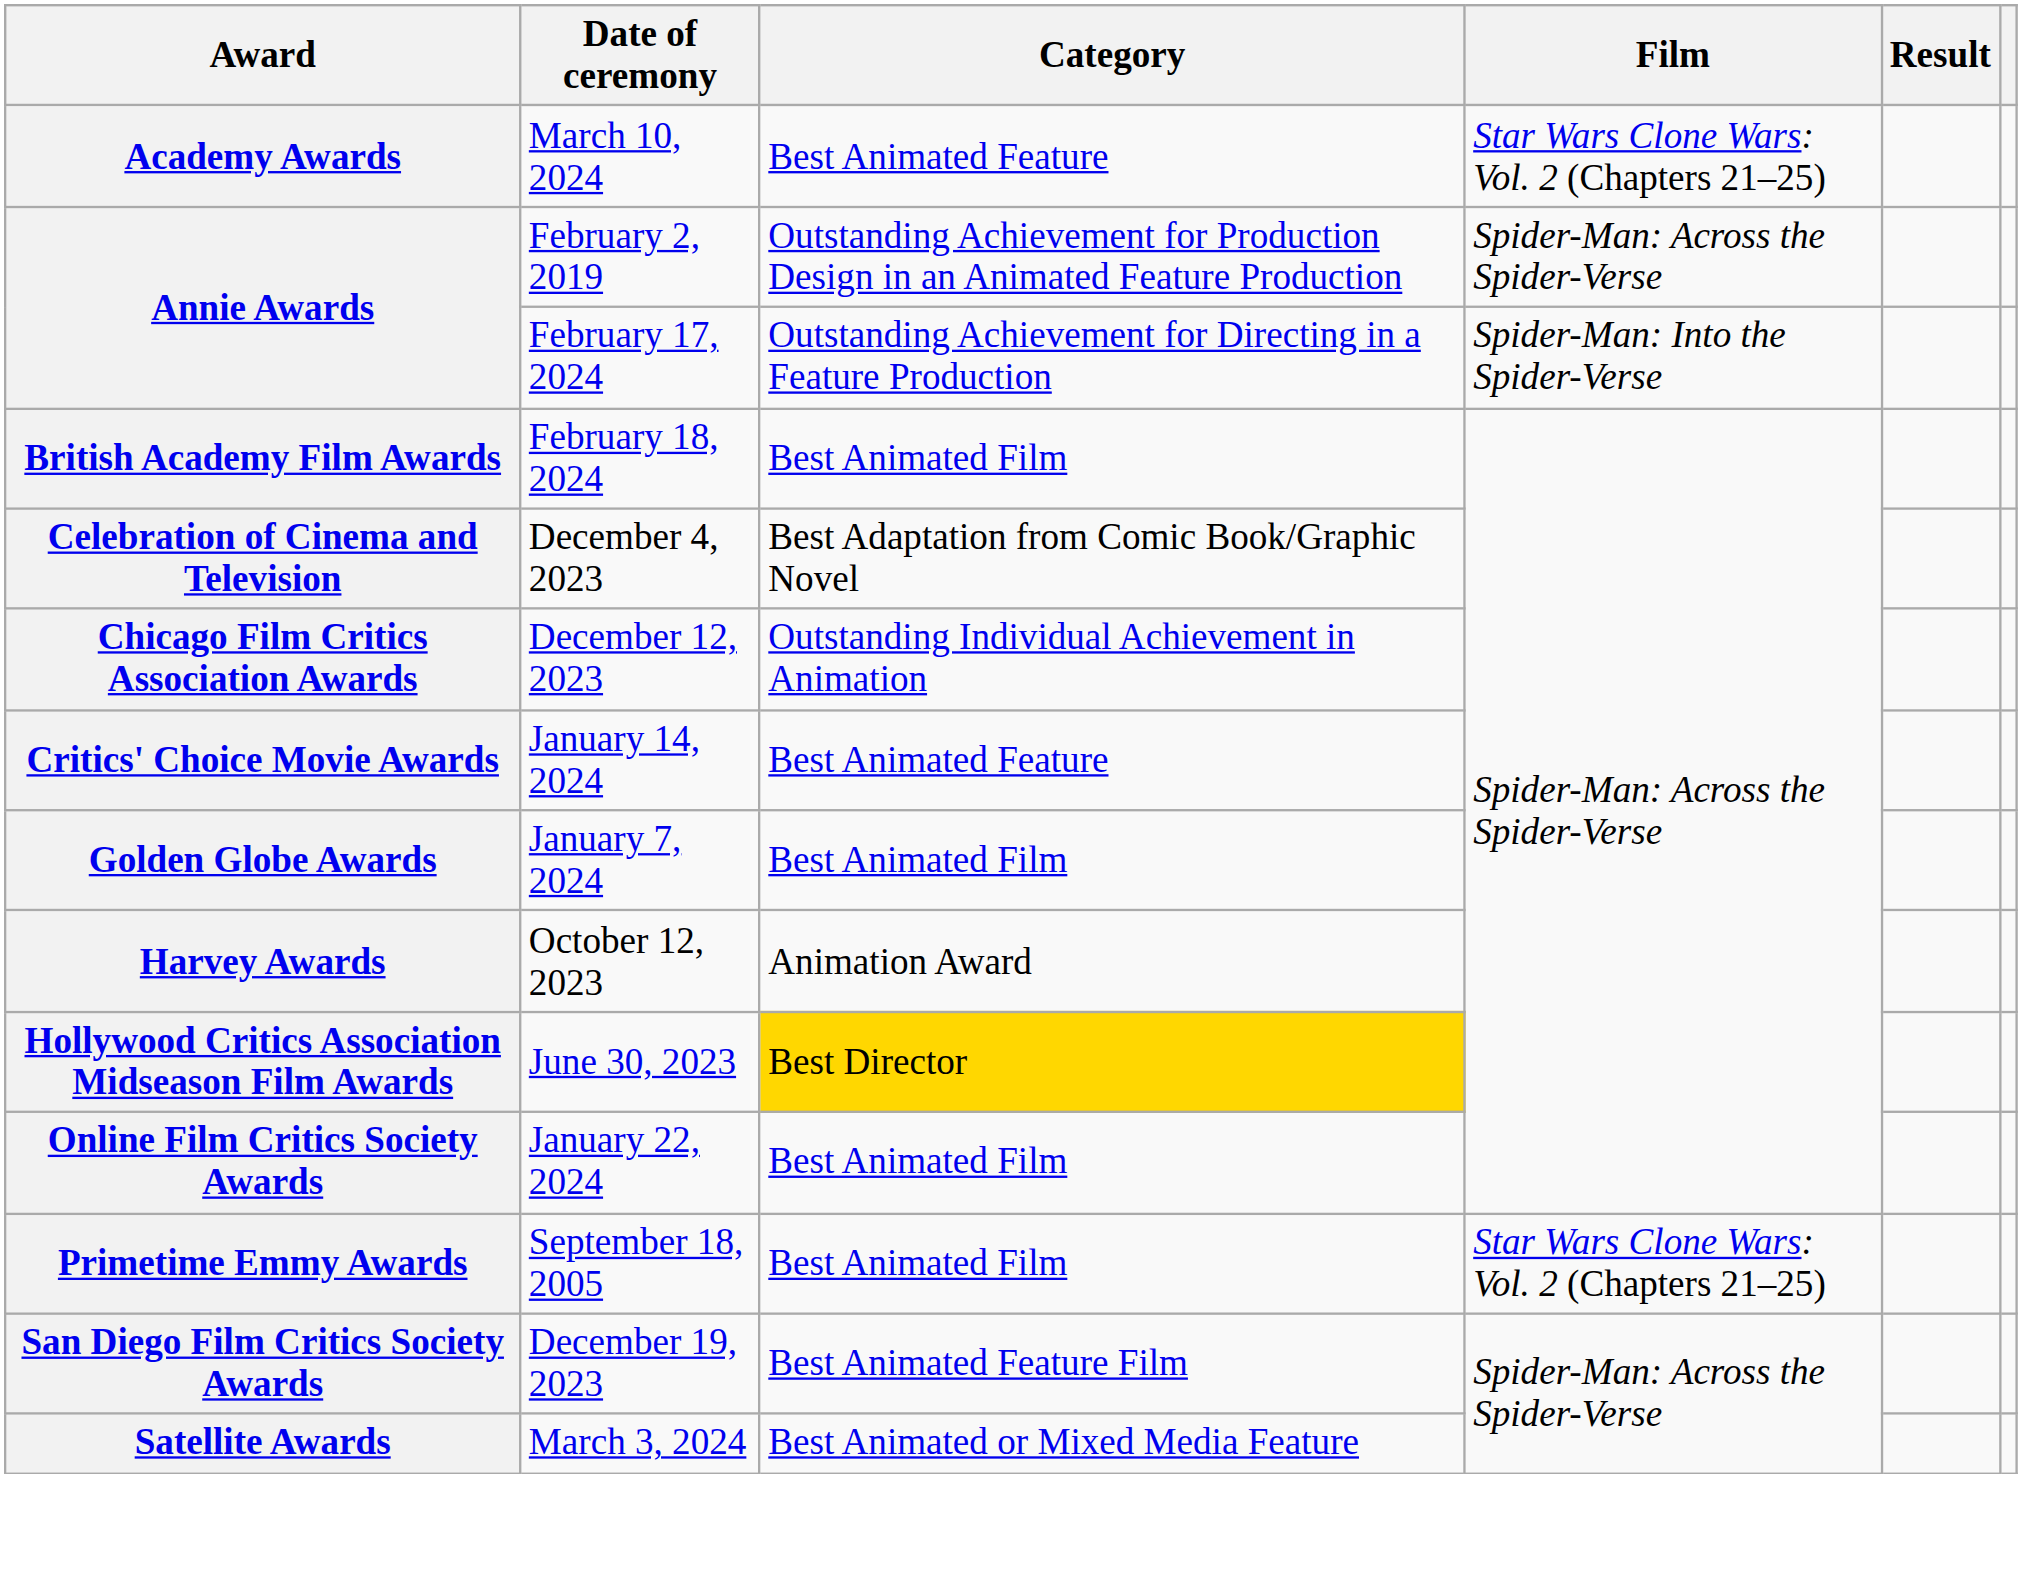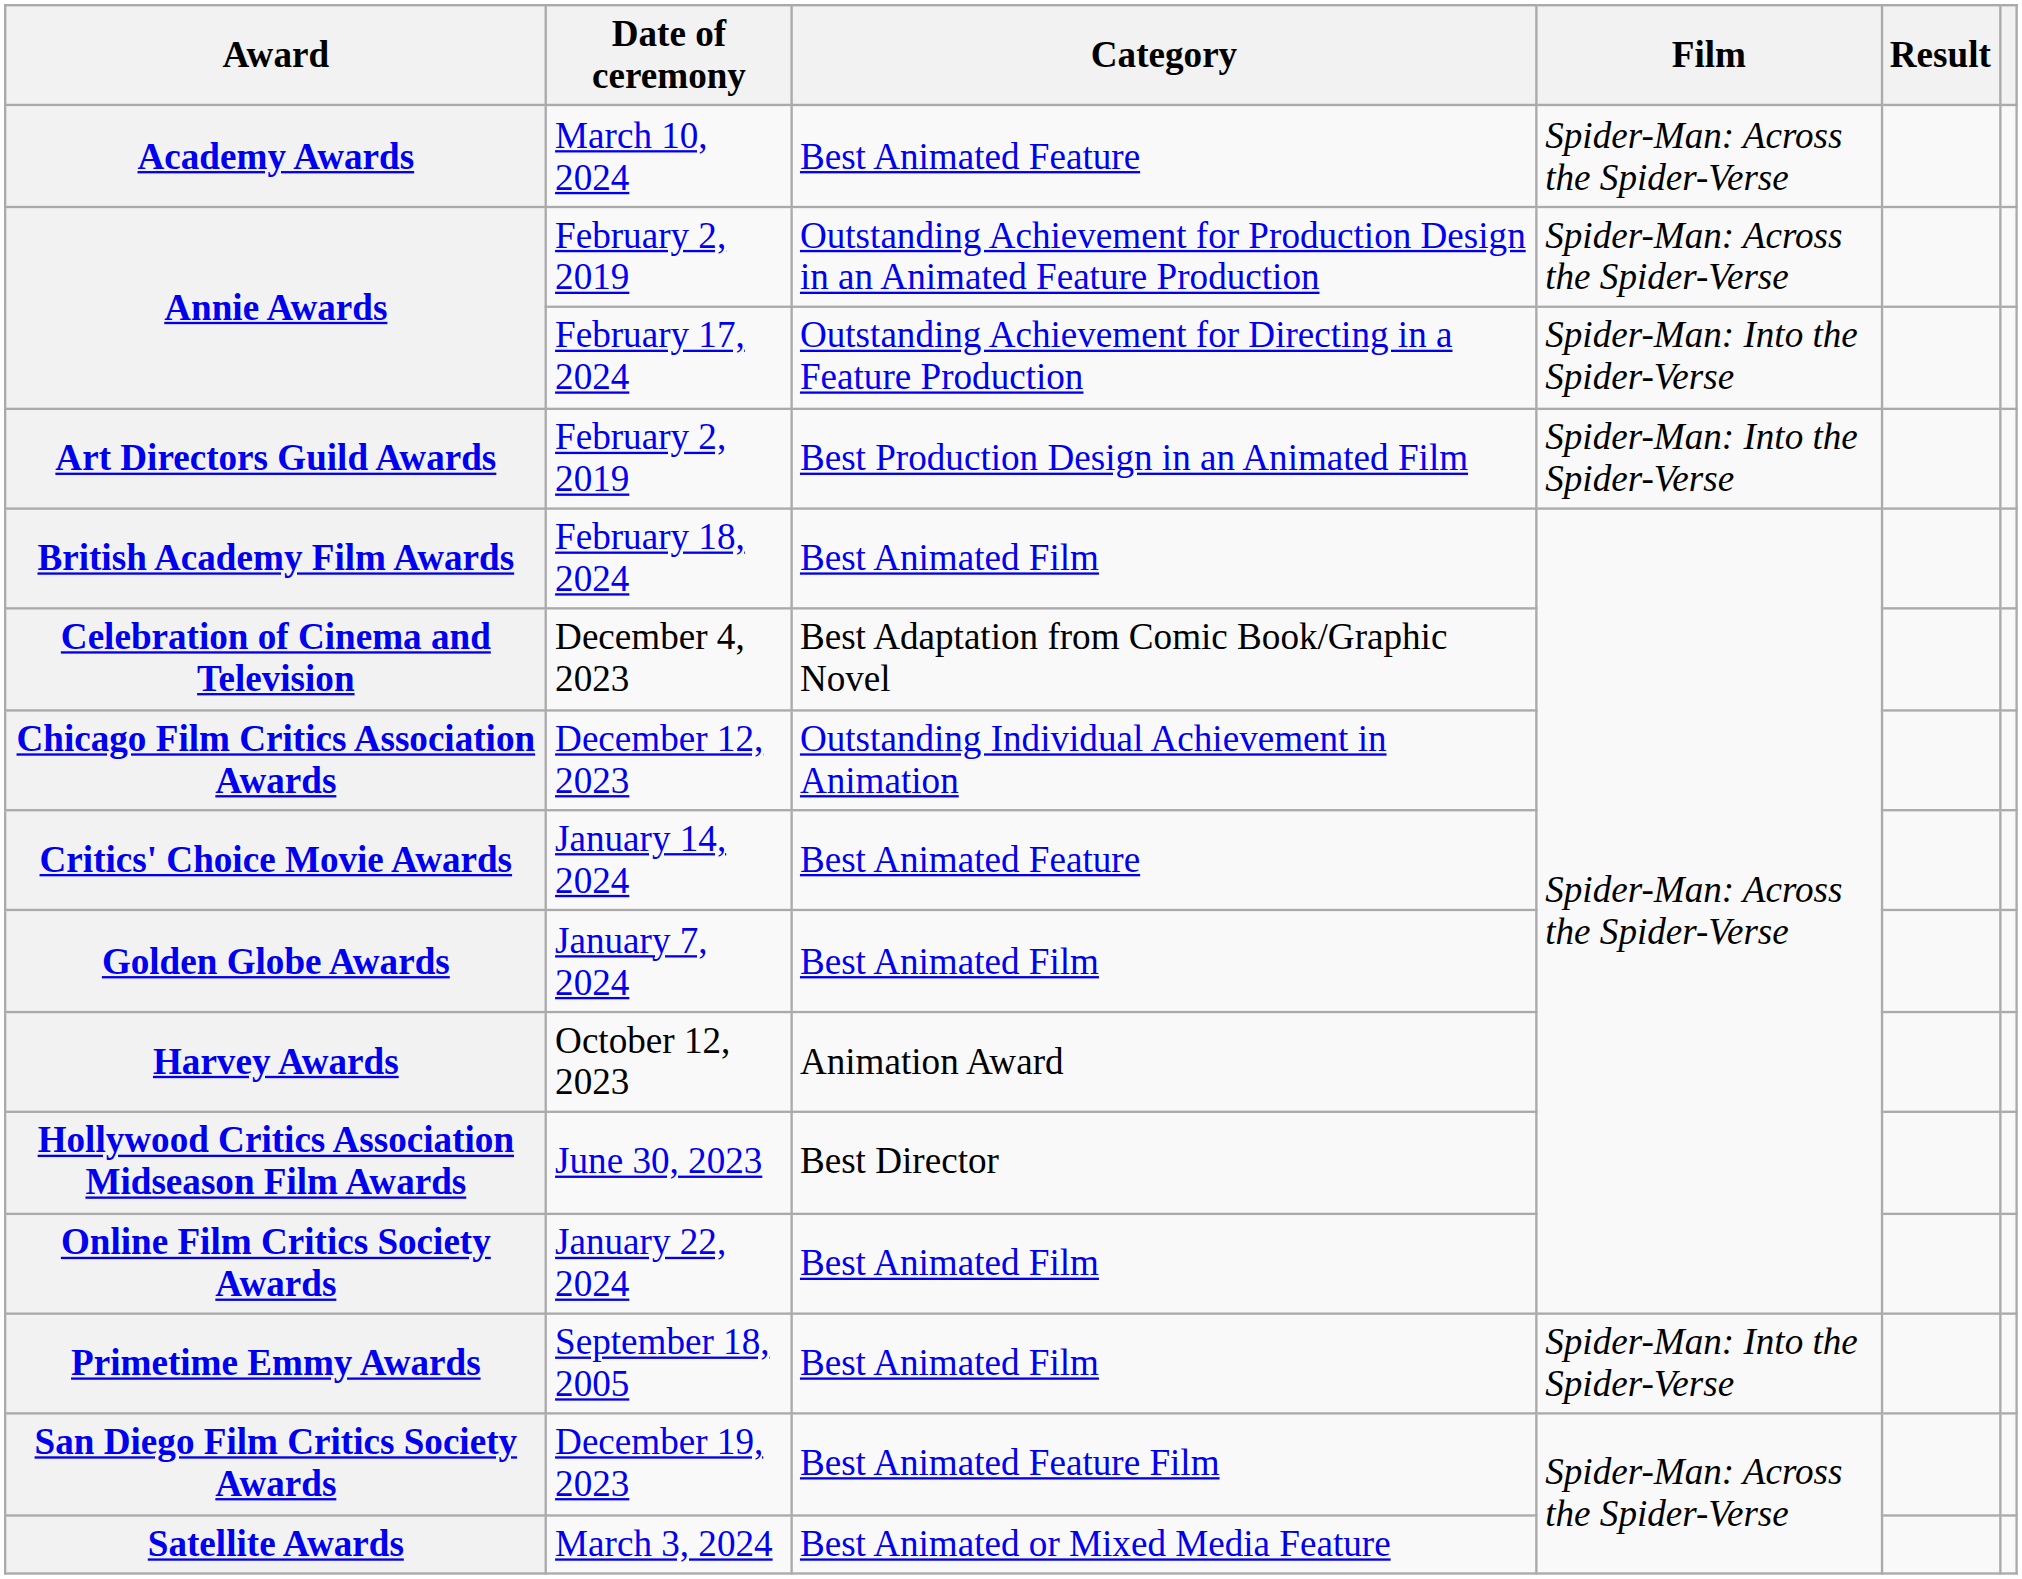(1649, 155) Star Wars Clone Wars: Vol. 2 (Chapters 21–25) -> (1694, 155) Spider-Man: Across the Spider-Verse
+ row: (276, 457)
(868, 1061) gold background -> (899, 1161) no background
(1649, 1262) Star Wars Clone Wars: Vol. 2 (Chapters 21–25) -> (1702, 1363) Spider-Man: Into the Spider-Verse
